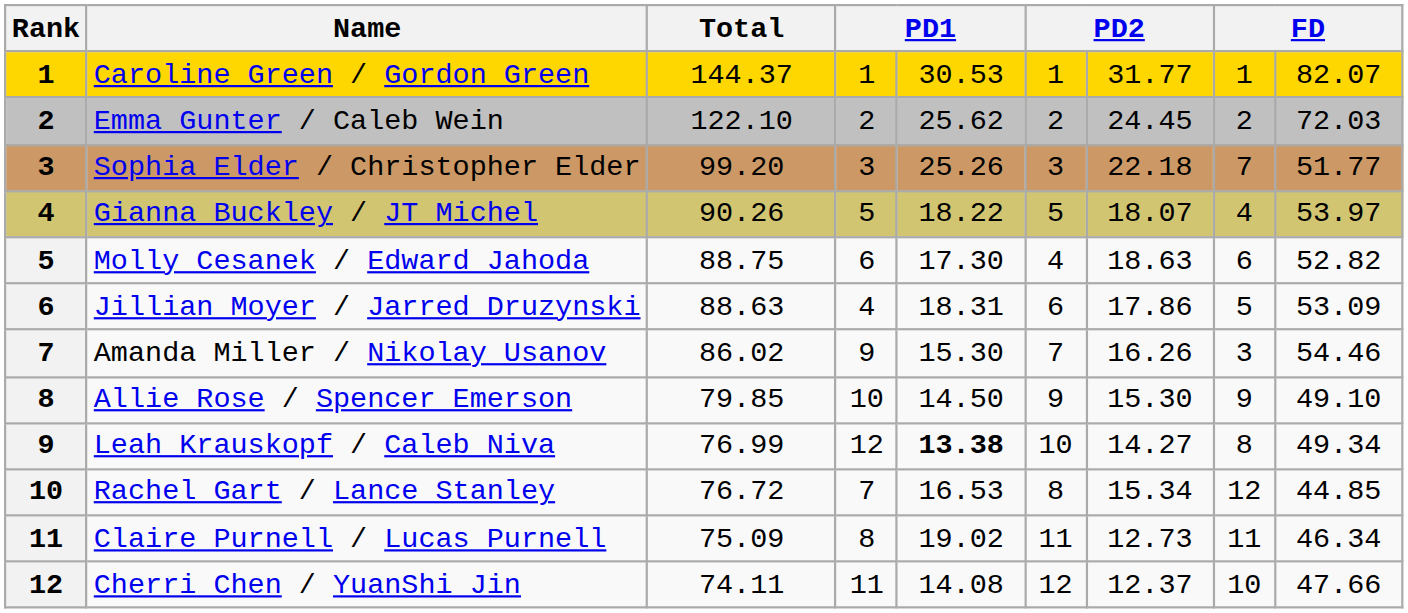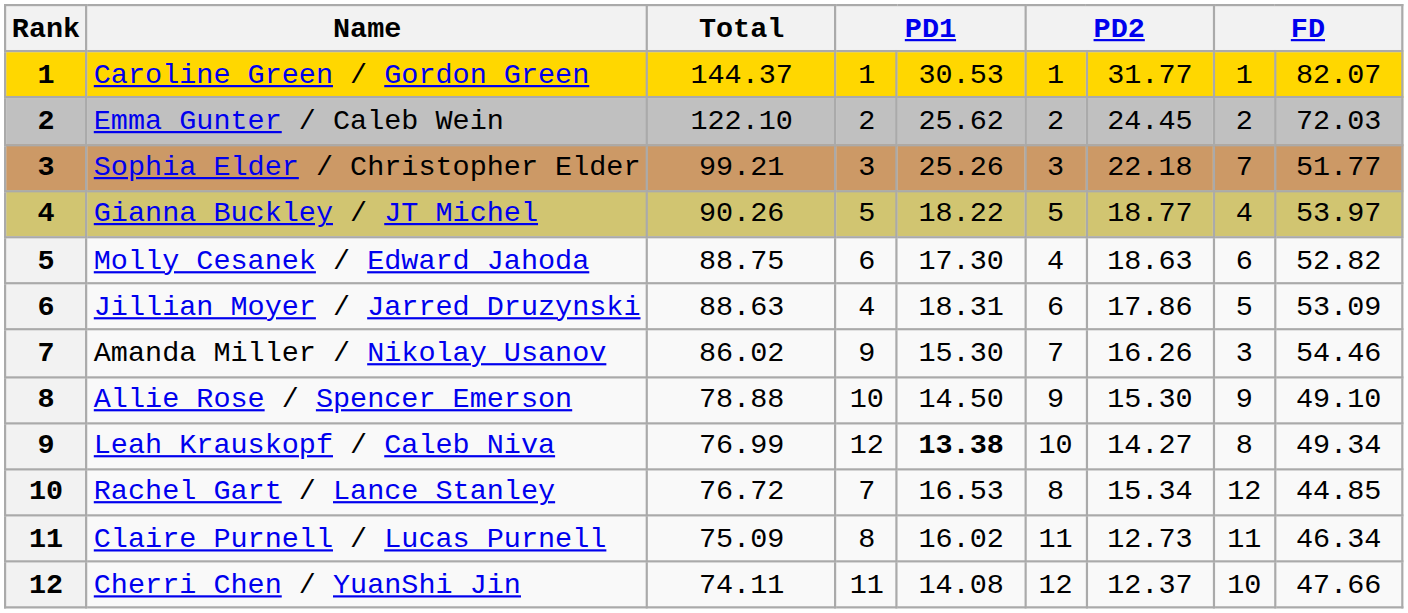(742, 167) 99.20 -> (742, 167) 99.21
(1150, 214) 18.07 -> (1150, 214) 18.77
(742, 400) 79.85 -> (742, 400) 78.88
(961, 539) 19.02 -> (961, 539) 16.02
